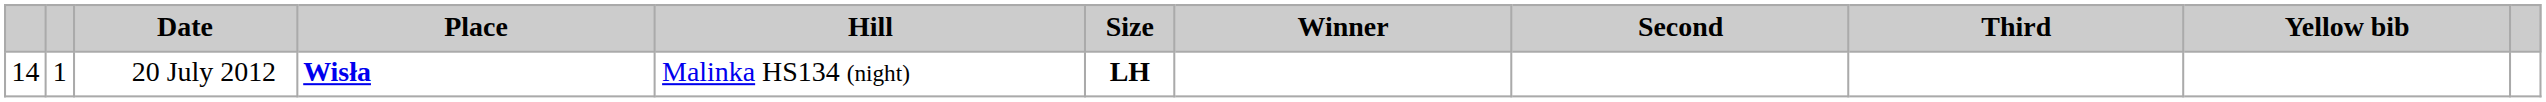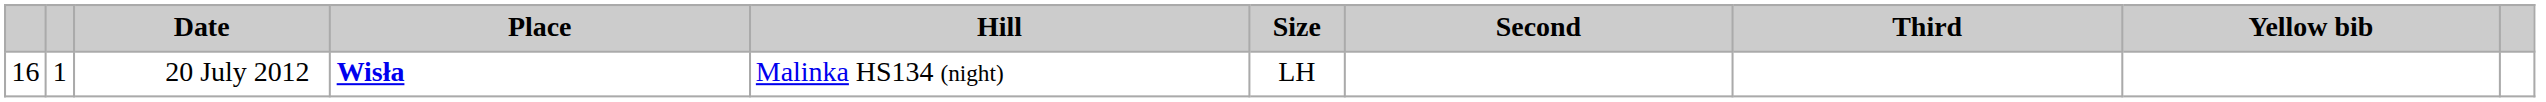- column: (1343, 27)
(26, 72) 14 -> (26, 72) 16
(1130, 72) bold -> (1297, 72) normal
